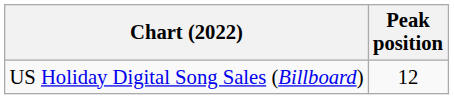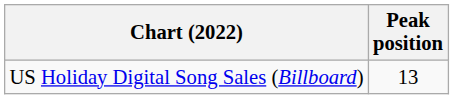(408, 76) 12 -> (408, 76) 13
